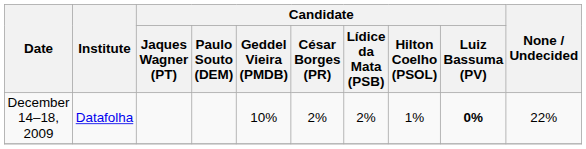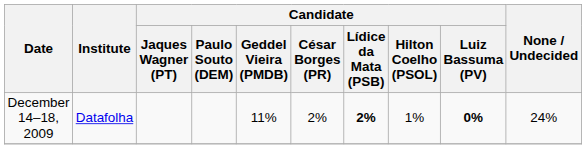(264, 118) 10% -> (264, 118) 11%
(366, 118) normal -> (366, 118) bold
(544, 118) 22% -> (544, 118) 24%
